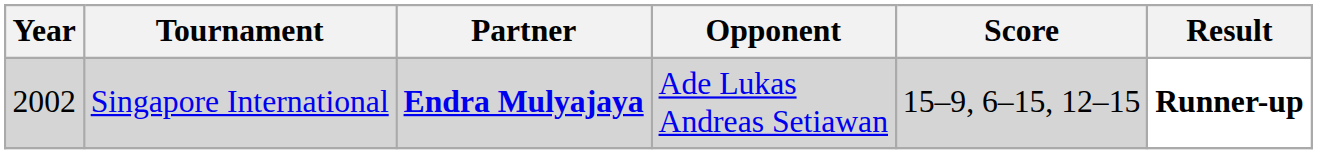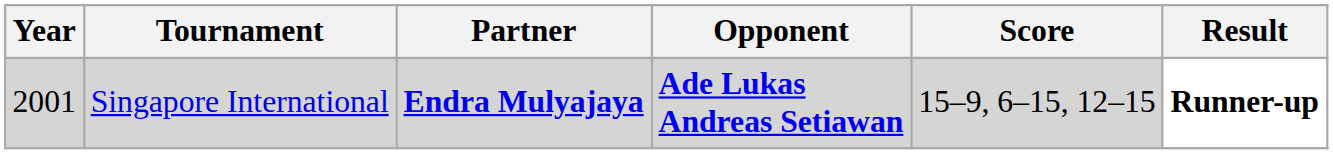(44, 101) 2002 -> (44, 101) 2001
(773, 101) normal -> (781, 101) bold
